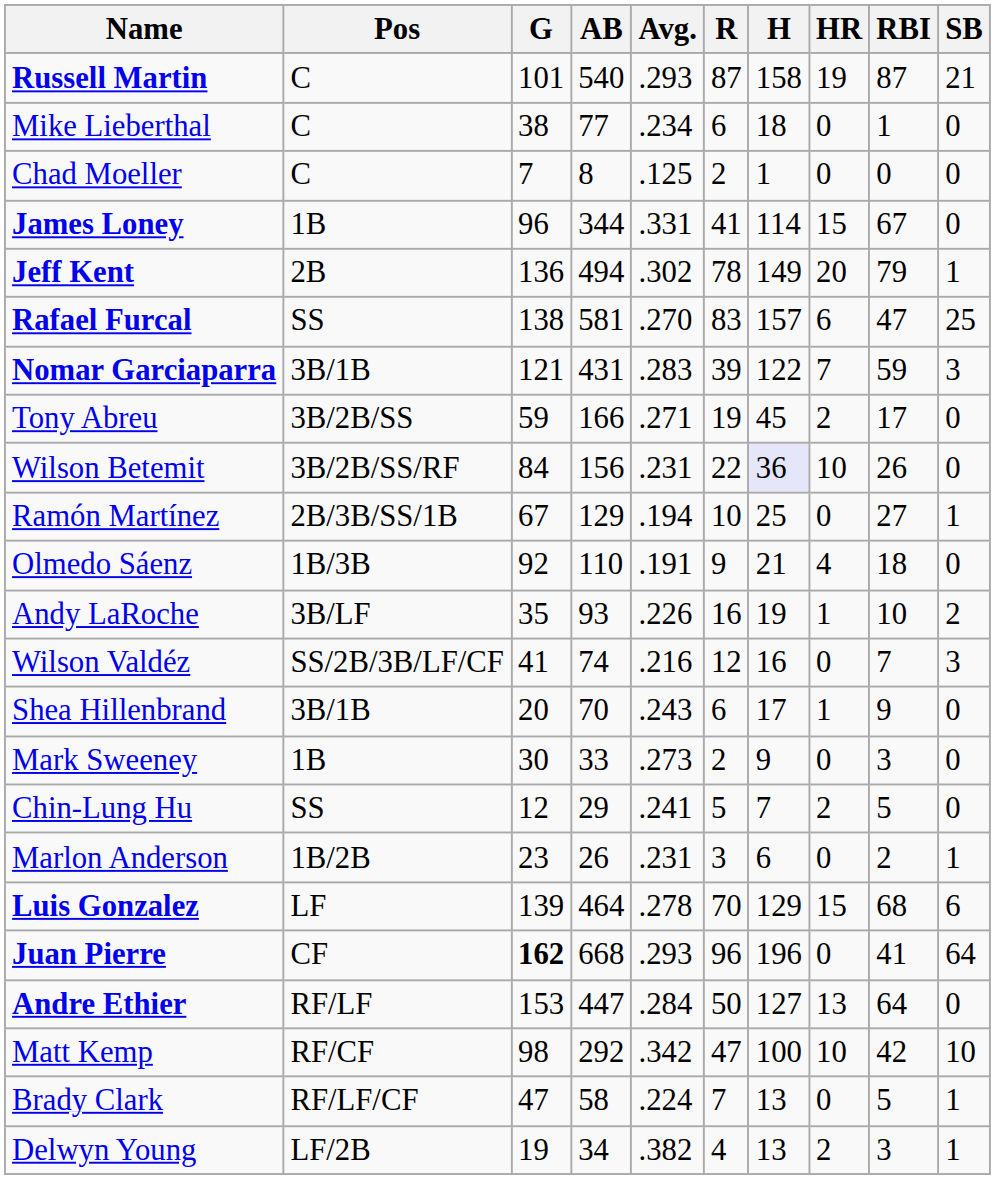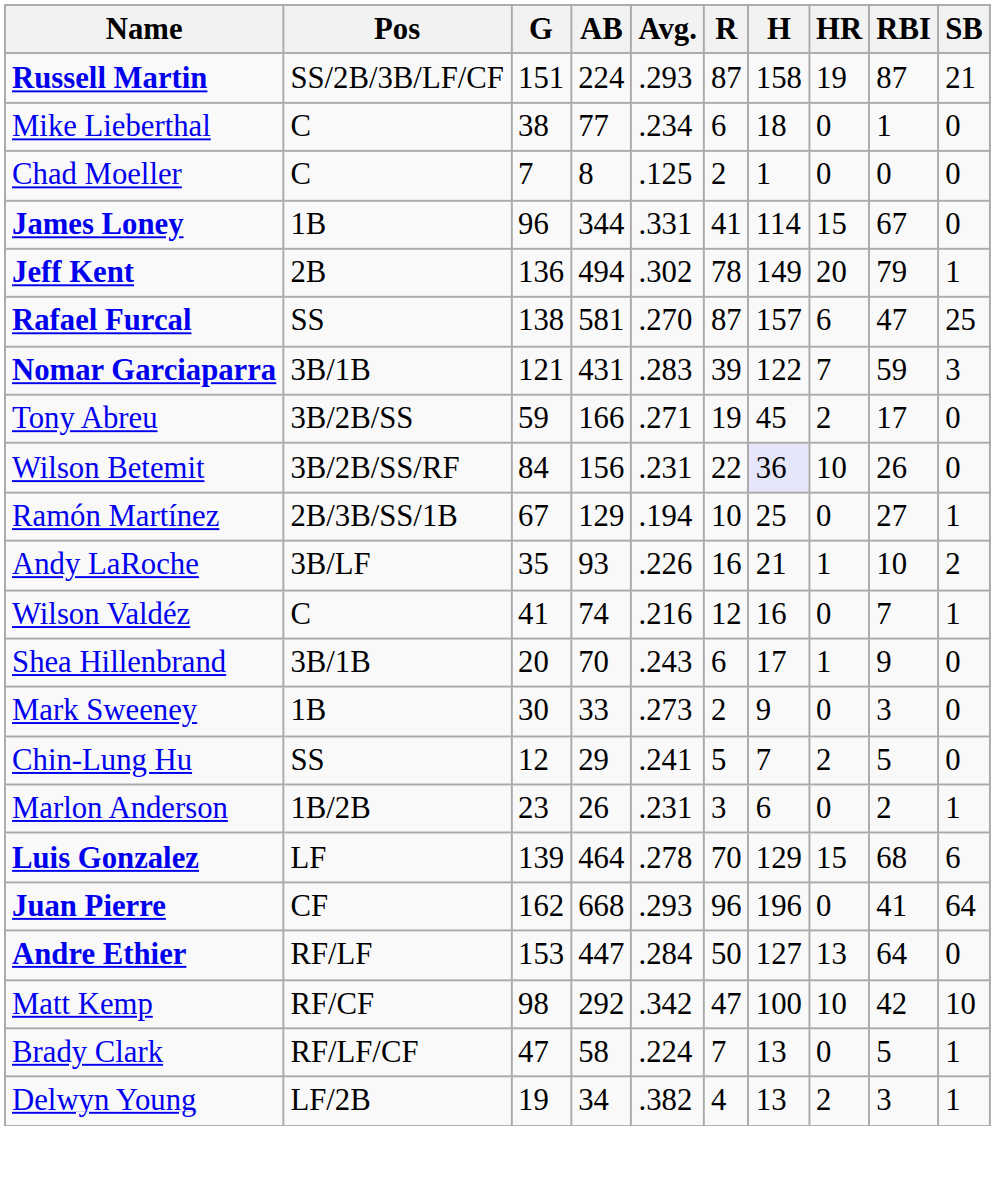(301, 77) C -> (397, 77) SS/2B/3B/LF/CF
(541, 77) 101 -> (541, 77) 151
(601, 77) 540 -> (601, 77) 224
(726, 321) 83 -> (726, 321) 87
- row: (102, 564)
(771, 613) 19 -> (771, 564) 21
(397, 662) SS/2B/3B/LF/CF -> (301, 613) C
(953, 662) 3 -> (953, 613) 1
(541, 954) bold -> (541, 905) normal
